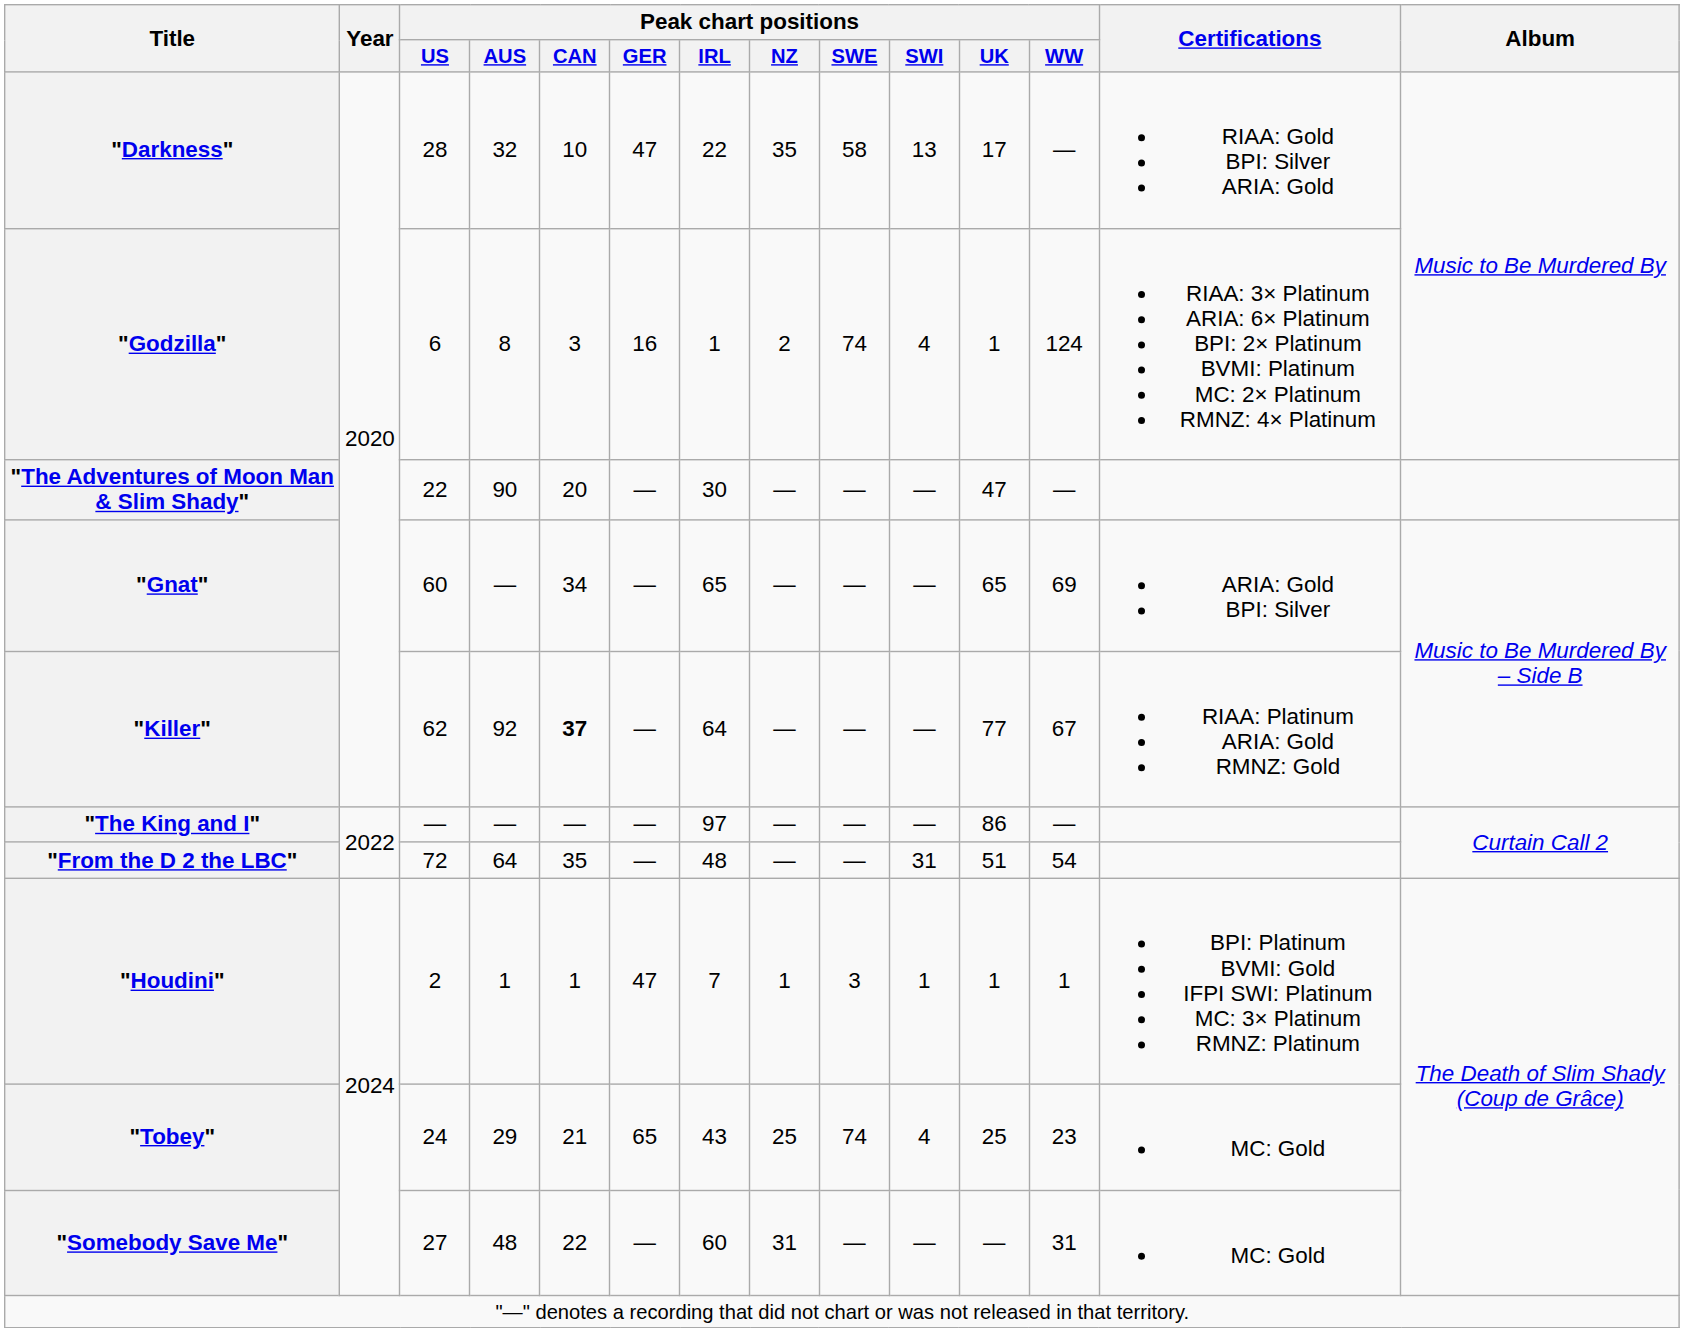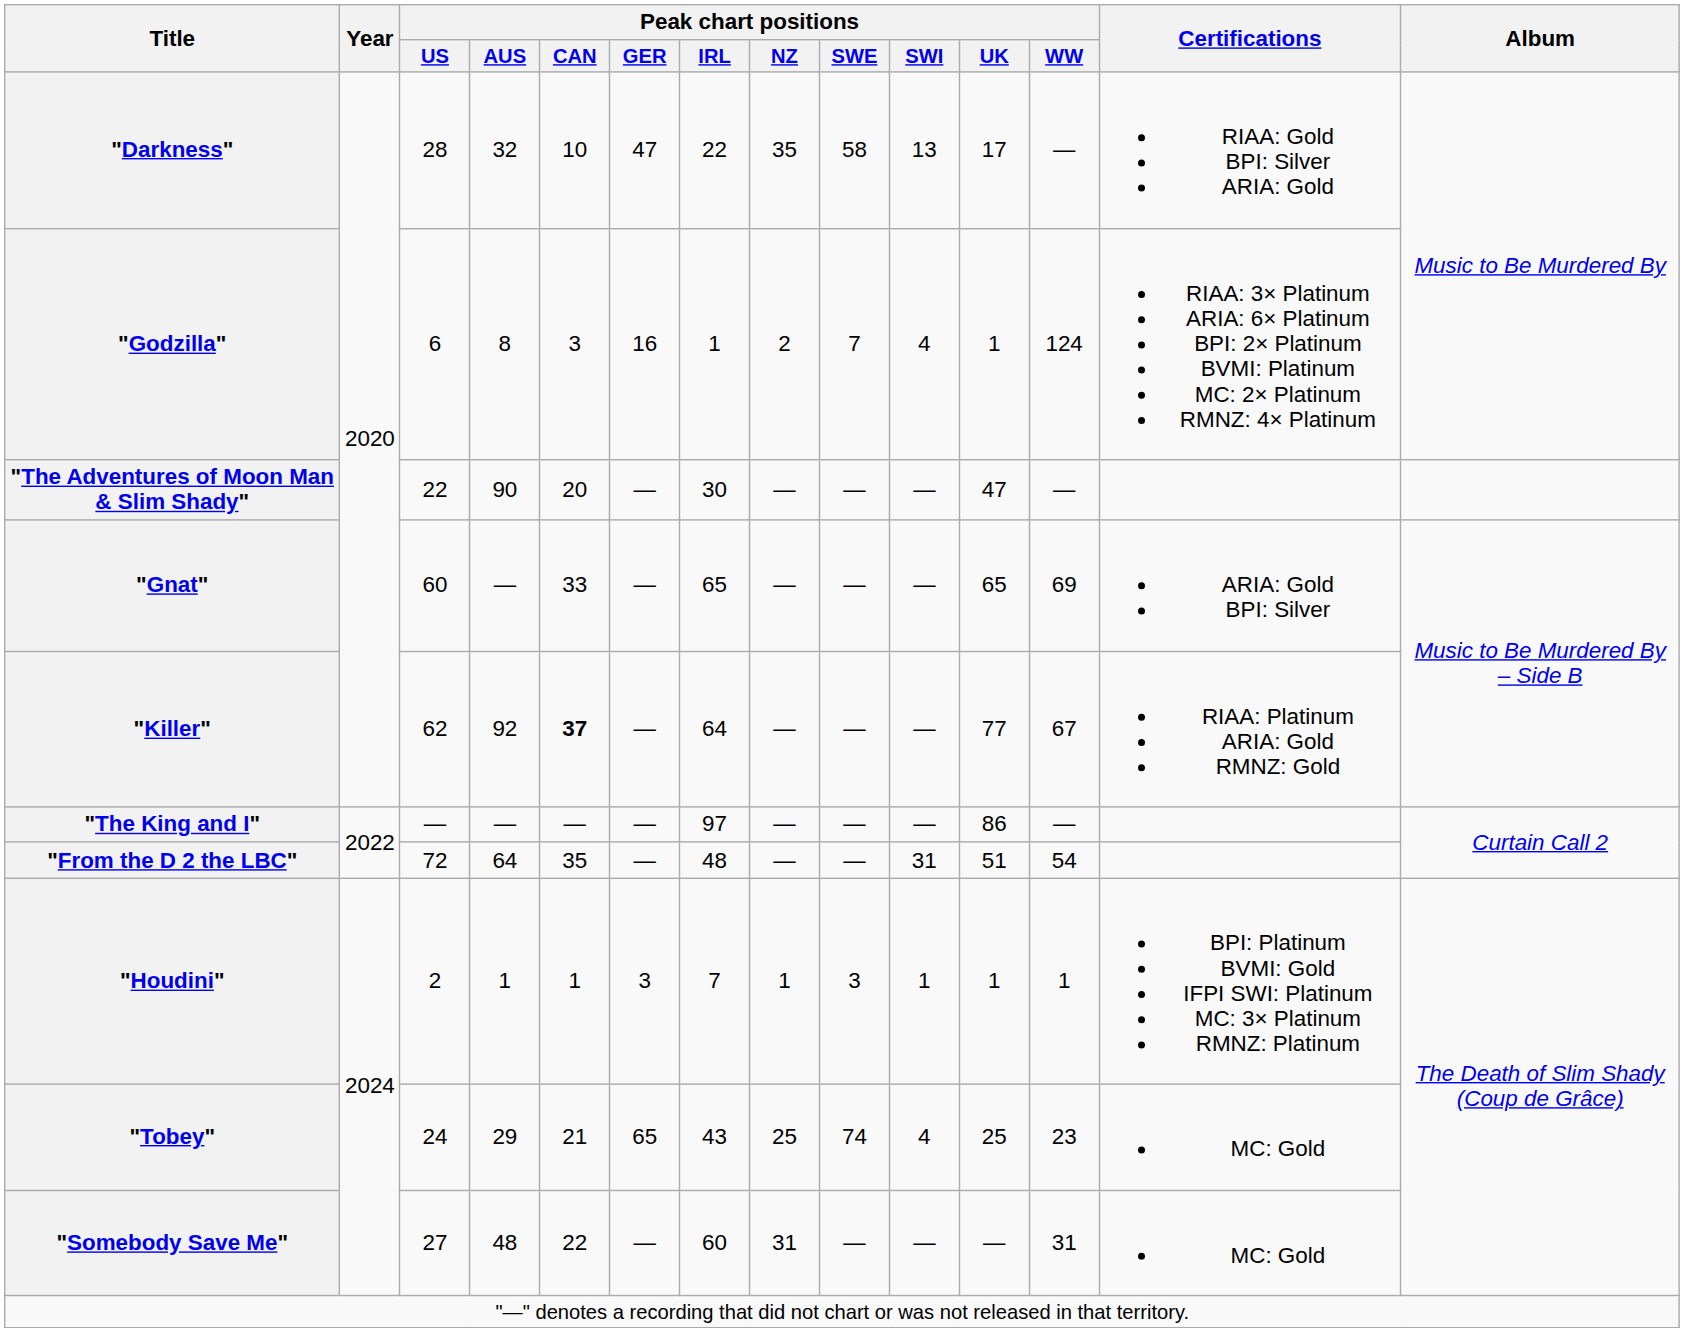(854, 343) 74 -> (854, 343) 7
(575, 585) 34 -> (575, 585) 33
(645, 980) 47 -> (645, 980) 3
